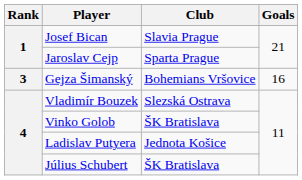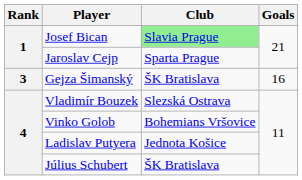(181, 36) no background -> (181, 36) lightgreen background
(200, 79) Bohemians Vršovice -> (182, 79) ŠK Bratislava
(182, 121) ŠK Bratislava -> (200, 121) Bohemians Vršovice
